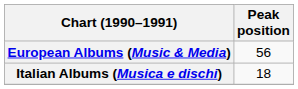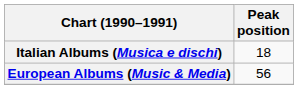rows swapped: (119, 52) <-> (119, 73)
